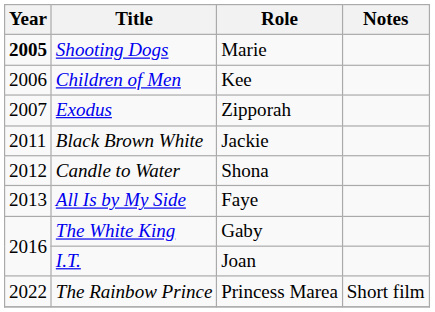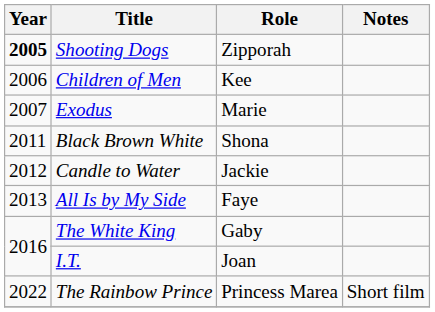(244, 49) Marie -> (256, 49) Zipporah
(256, 110) Zipporah -> (244, 110) Marie
(245, 140) Jackie -> (245, 140) Shona
(245, 170) Shona -> (245, 170) Jackie
